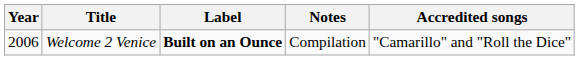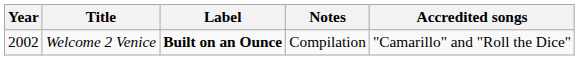(23, 42) 2006 -> (23, 42) 2002
